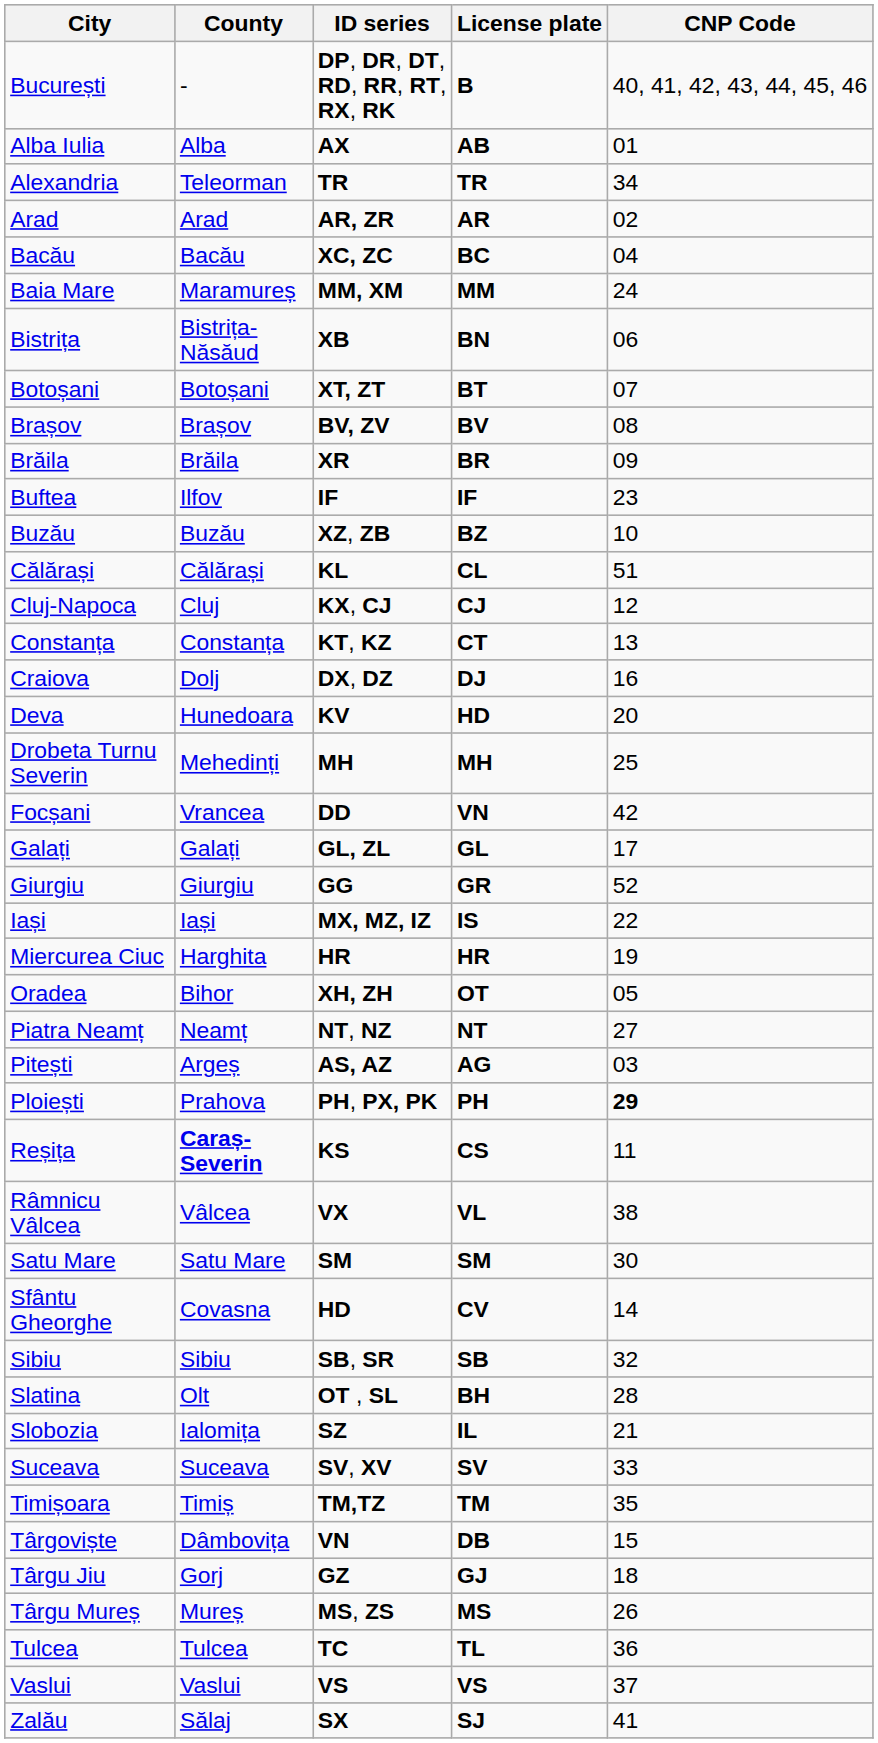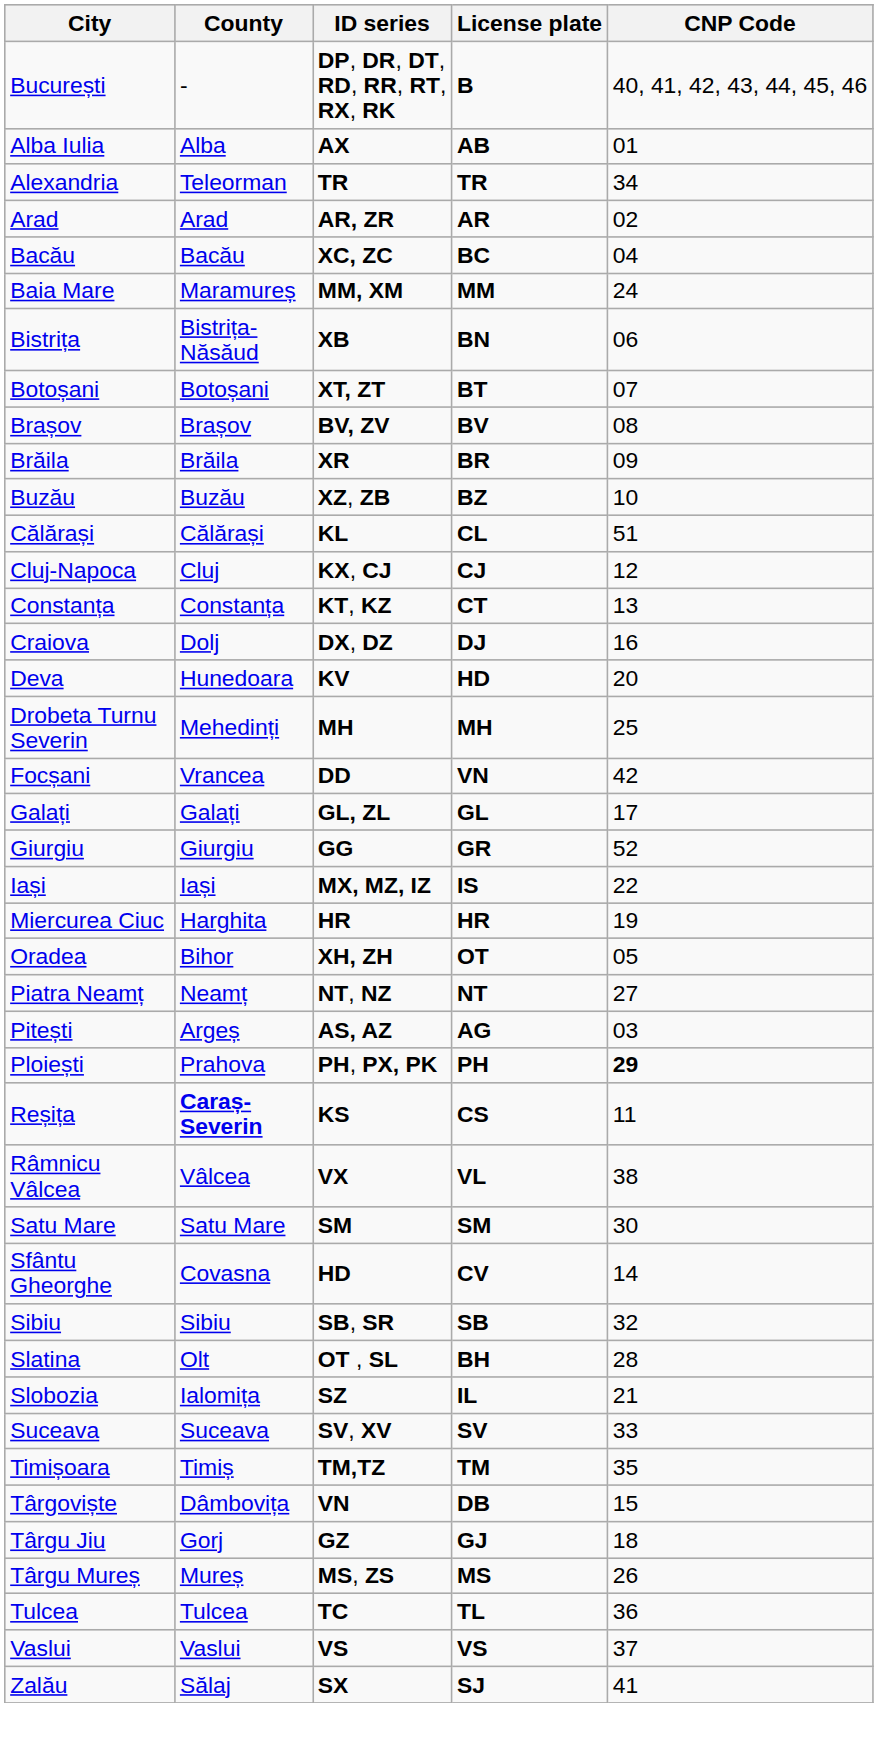- row: (43, 497)
